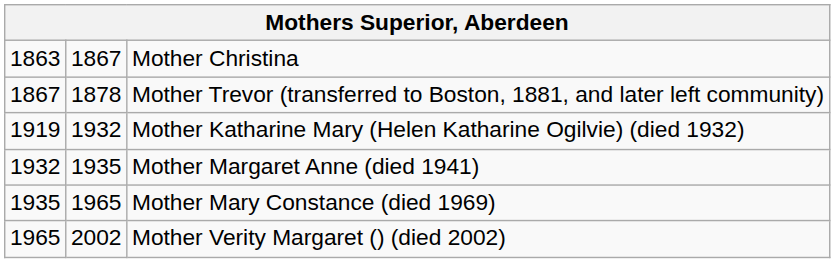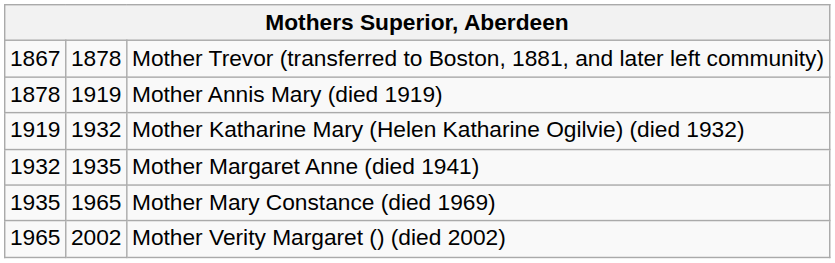- row: (215, 58)
+ row: (287, 94)
